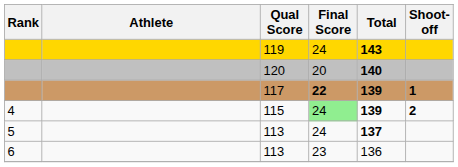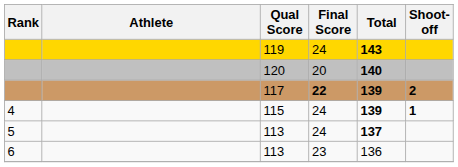(413, 91) 1 -> (413, 91) 2
(319, 111) lightgreen background -> (319, 111) no background
(413, 111) 2 -> (413, 111) 1
